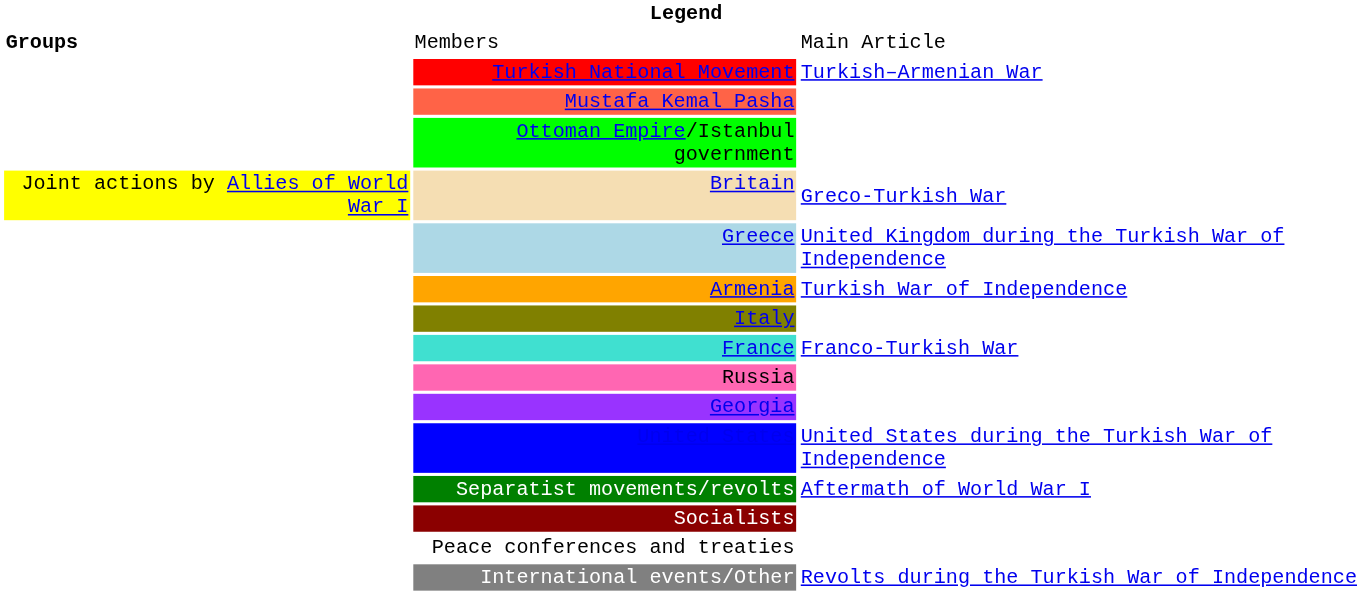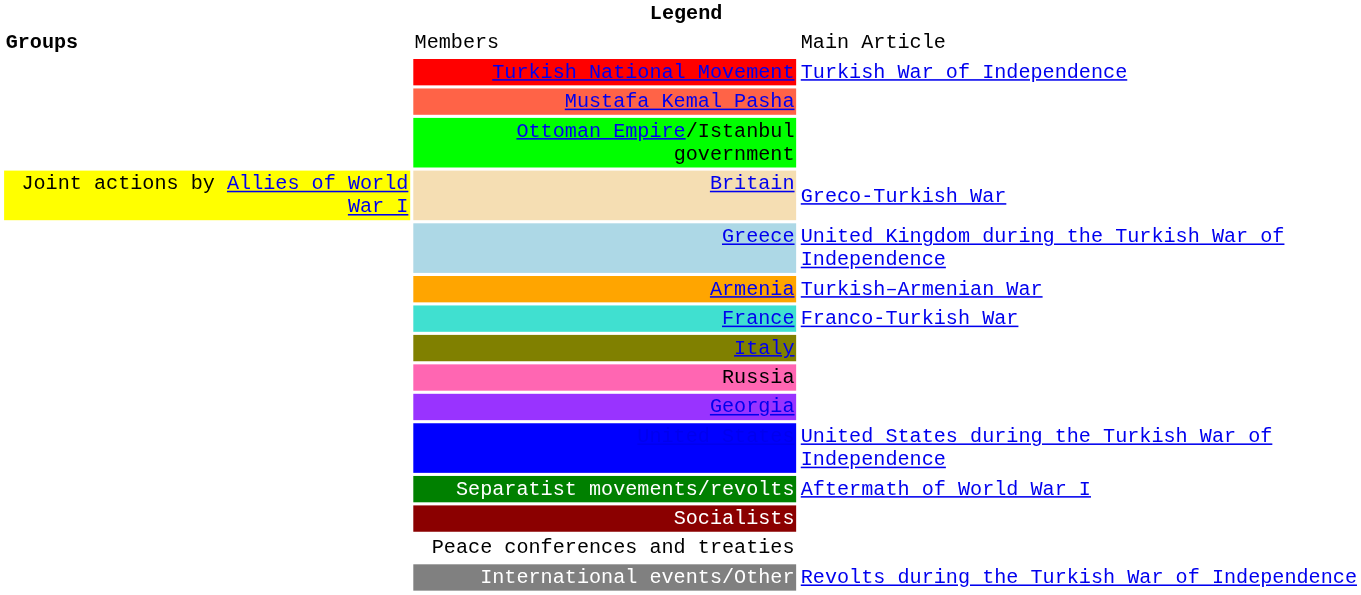(922, 72) Turkish–Armenian War -> (964, 72) Turkish War of Independence
(964, 289) Turkish War of Independence -> (922, 289) Turkish–Armenian War
rows swapped: (758, 348) <-> (764, 319)
